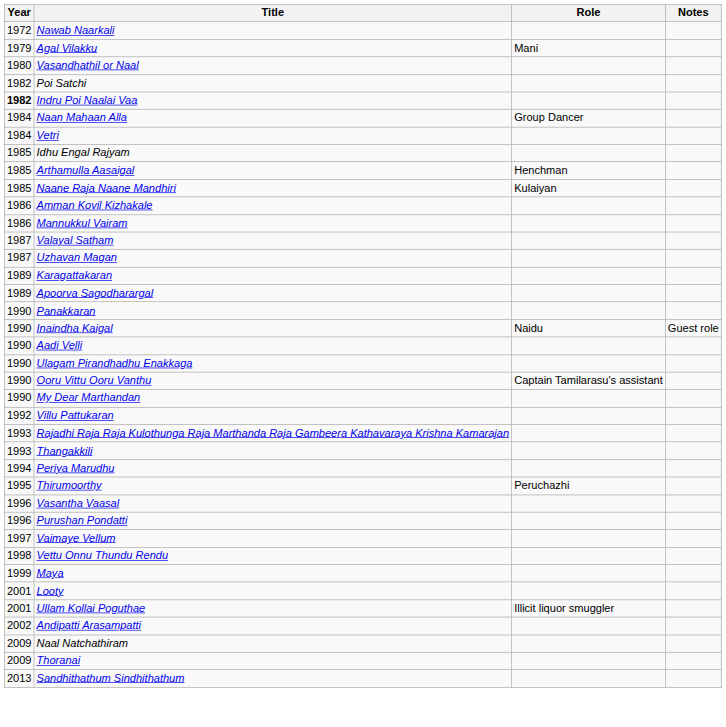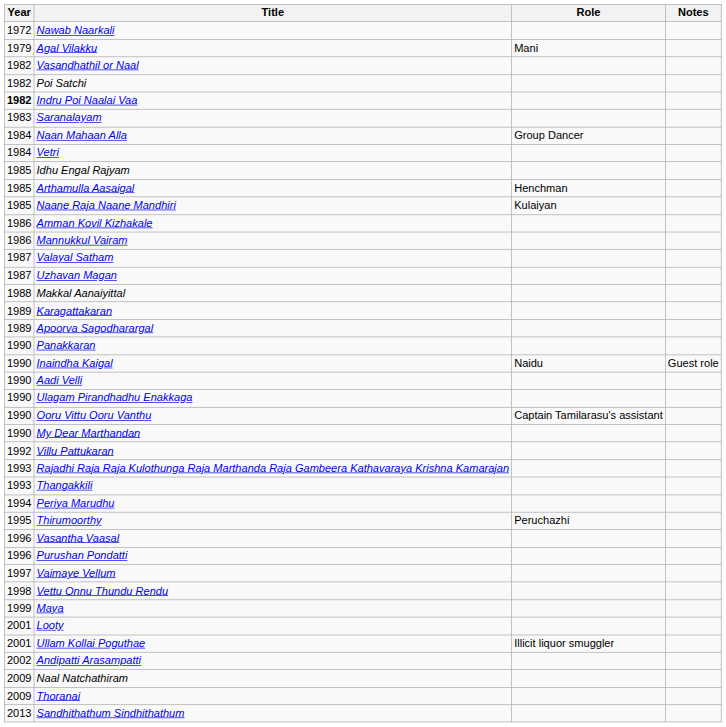(19, 65) 1980 -> (19, 65) 1982
+ row: (69, 118)
+ row: (81, 293)
